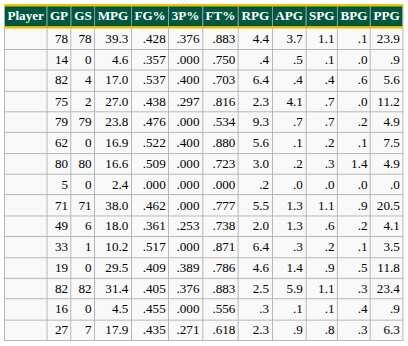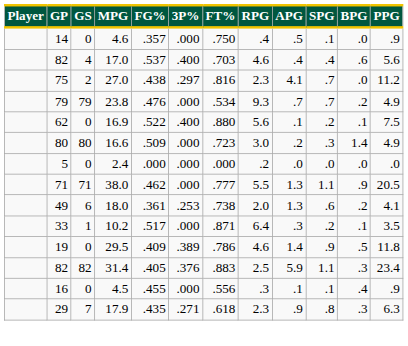- row: (117, 38)
(261, 80) 6.4 -> (261, 59) 4.6
(62, 330) 27 -> (62, 309) 29
